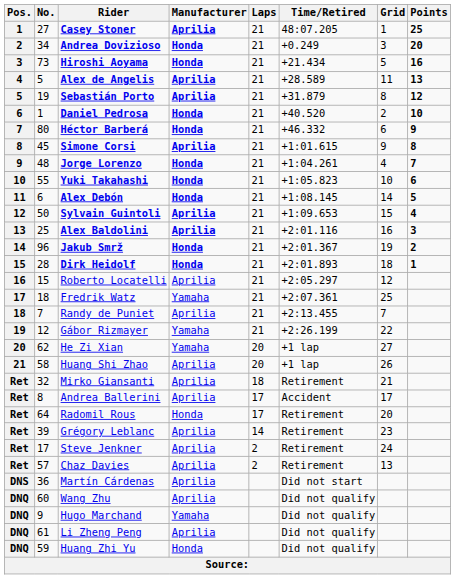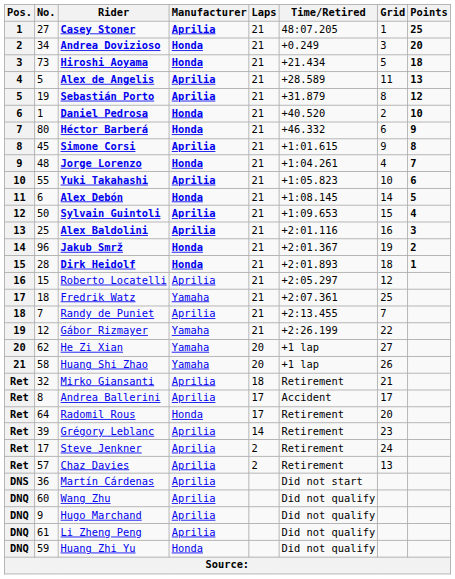(416, 63) 16 -> (416, 63) 18
(187, 181) Honda -> (194, 181) Aprilia
(194, 365) Aprilia -> (190, 365) Yamaha
(190, 516) Yamaha -> (194, 516) Aprilia
